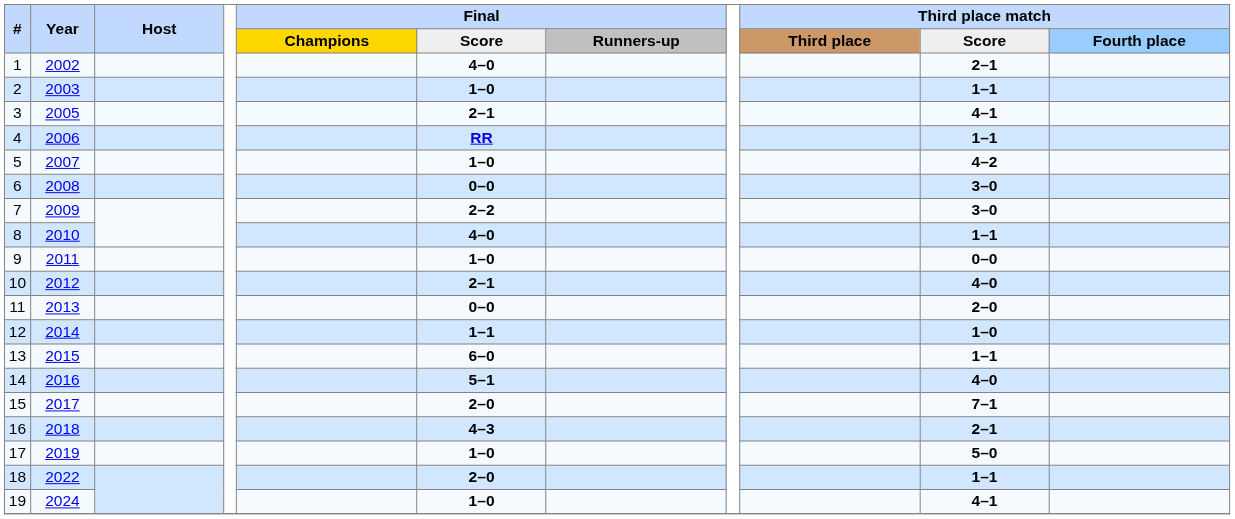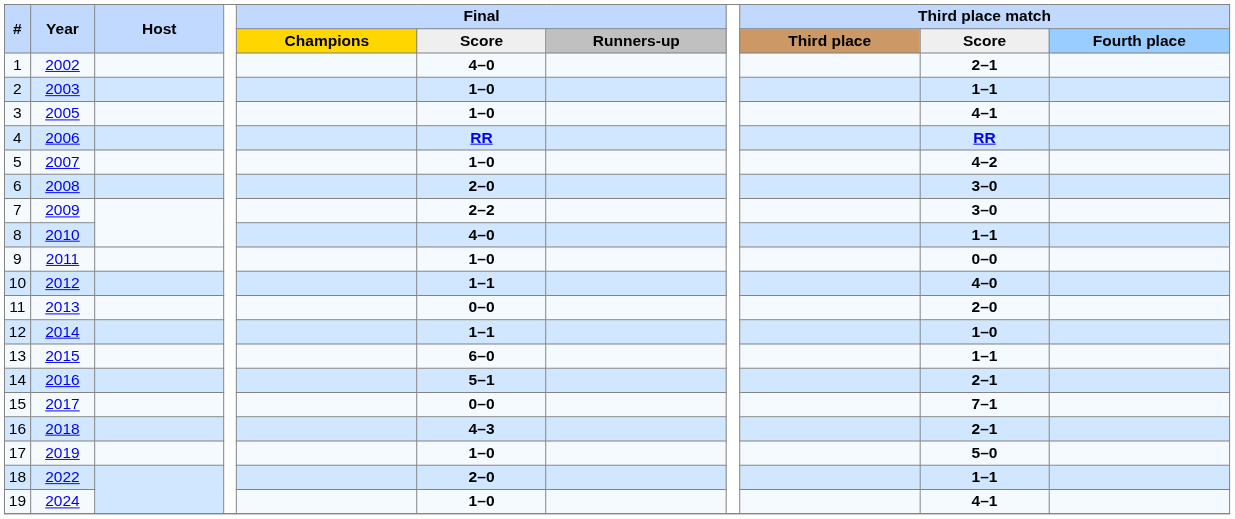(482, 113) 2–1 -> (482, 113) 1–0
(984, 137) 1–1 -> (984, 137) RR
(482, 186) 0–0 -> (482, 186) 2–0
(482, 283) 2–1 -> (482, 283) 1–1
(984, 380) 4–0 -> (984, 380) 2–1
(482, 404) 2–0 -> (482, 404) 0–0
